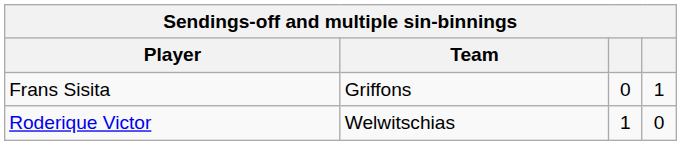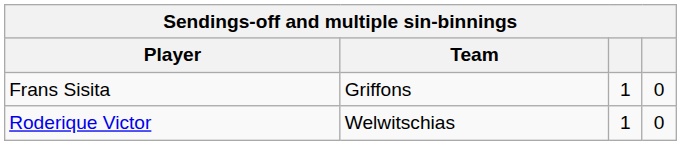(625, 89) 0 -> (625, 89) 1
(659, 89) 1 -> (659, 89) 0
